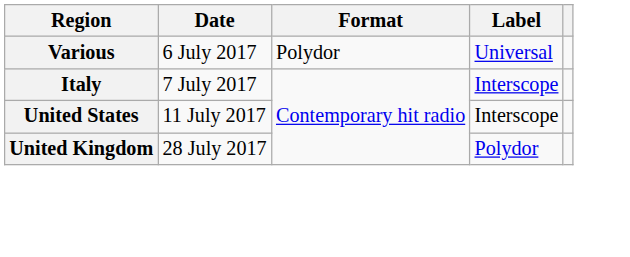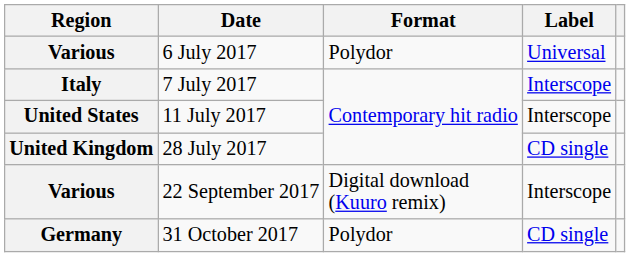(506, 148) Polydor -> (568, 148) CD single
+ row: (241, 191)
+ row: (230, 235)
